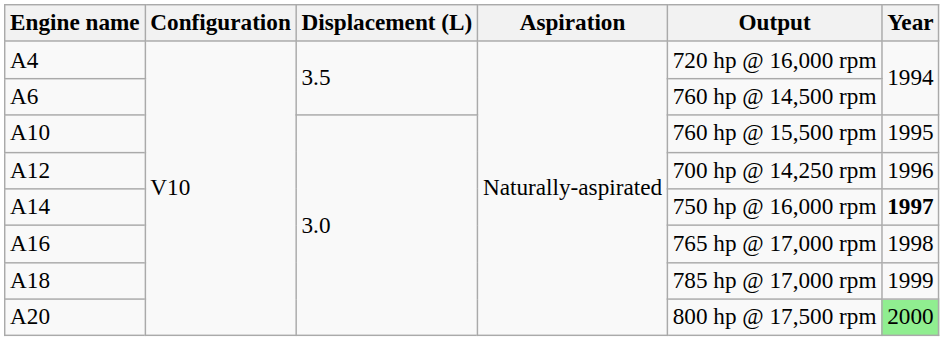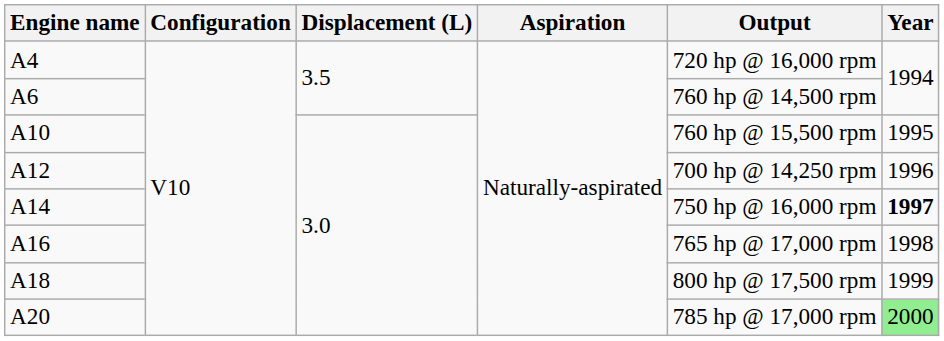(775, 280) 785 hp @ 17,000 rpm -> (775, 280) 800 hp @ 17,500 rpm
(775, 317) 800 hp @ 17,500 rpm -> (775, 317) 785 hp @ 17,000 rpm
